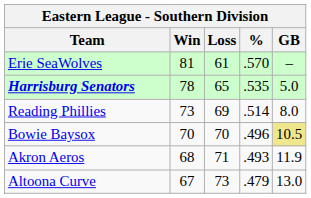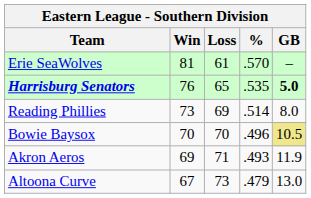(187, 87) 78 -> (187, 87) 76
(289, 87) normal -> (289, 87) bold
(187, 157) 68 -> (187, 157) 69
